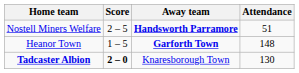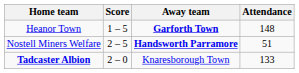rows swapped: (54, 44) <-> (54, 28)
(117, 60) bold -> (117, 60) normal
(267, 60) 130 -> (267, 60) 133
